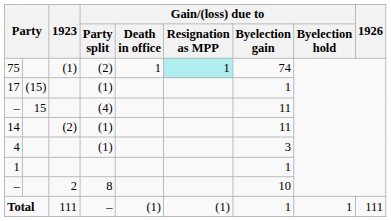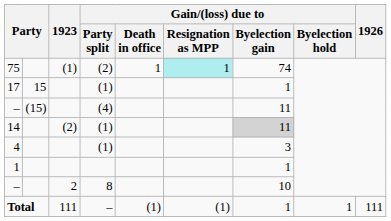(36, 87) (15) -> (40, 87) 15
(40, 107) 15 -> (36, 107) (15)
(285, 127) no background -> (285, 127) lightgrey background
